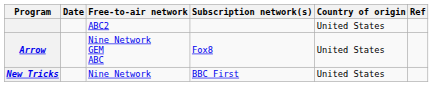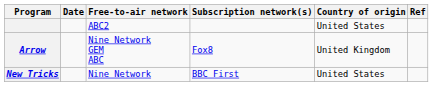(351, 50) United States -> (353, 50) United Kingdom
